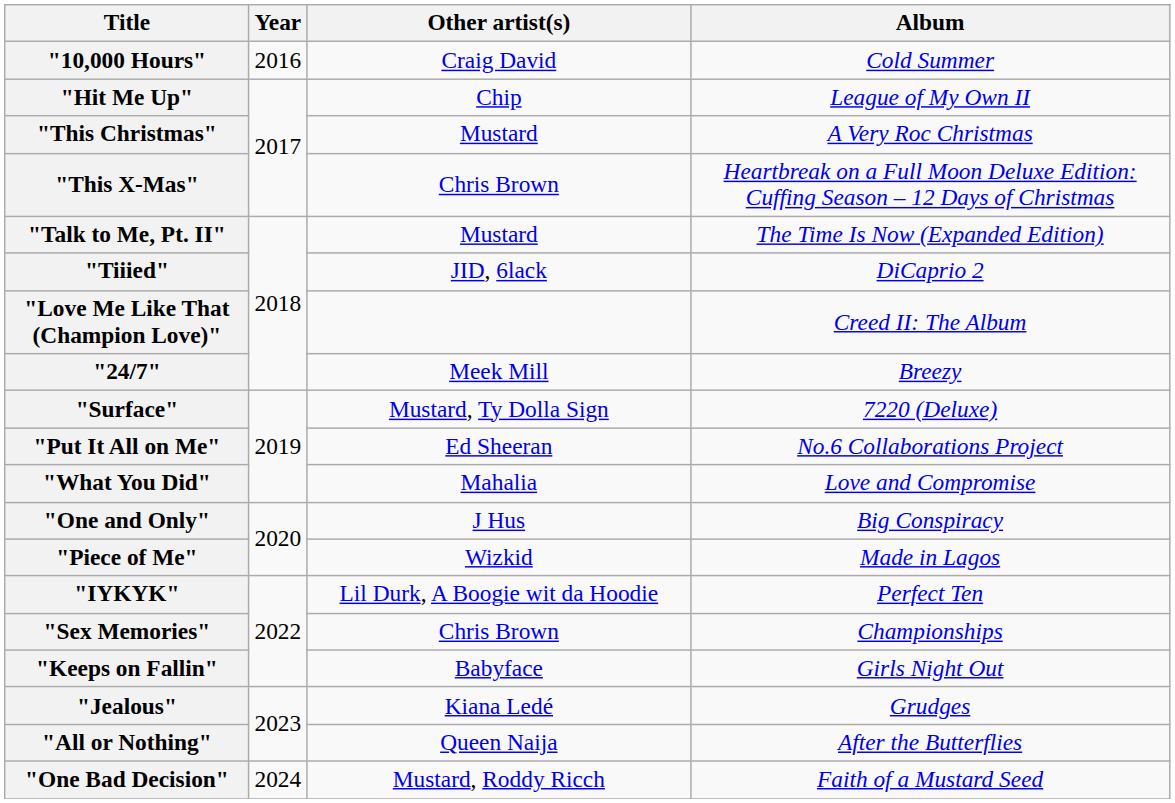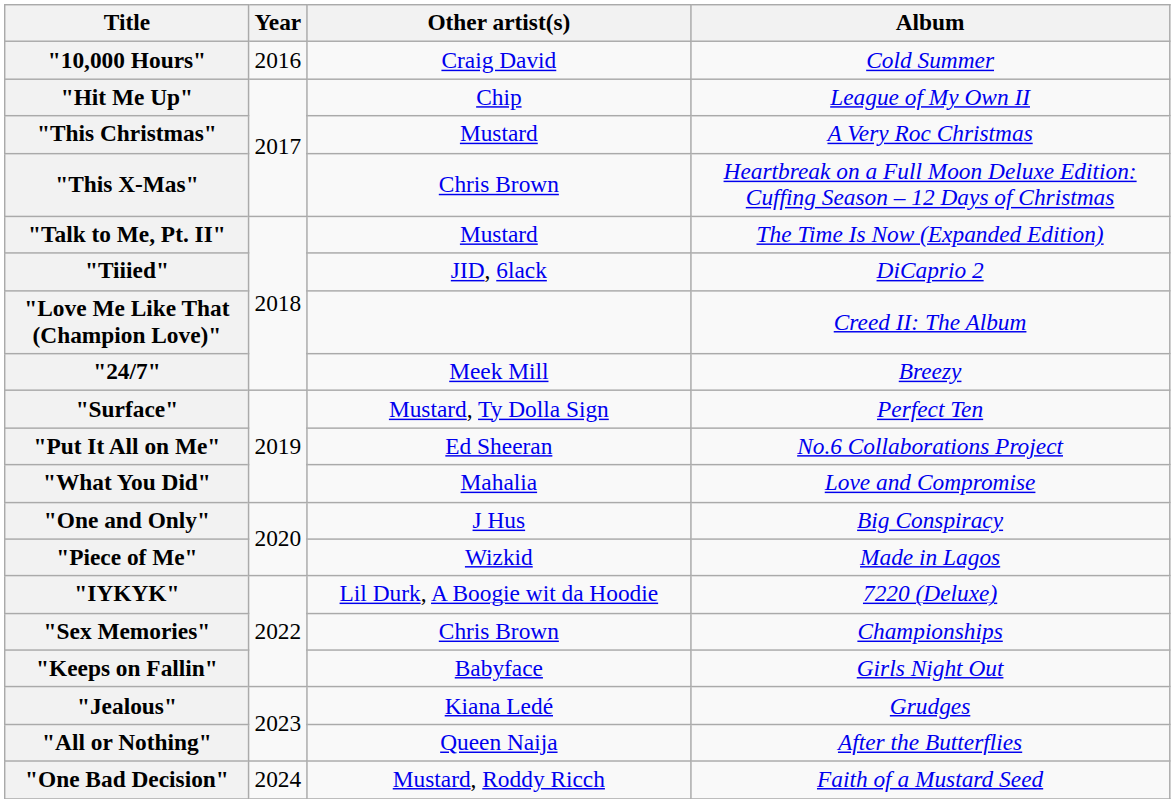(930, 409) 7220 (Deluxe) -> (930, 409) Perfect Ten
(930, 594) Perfect Ten -> (930, 594) 7220 (Deluxe)
